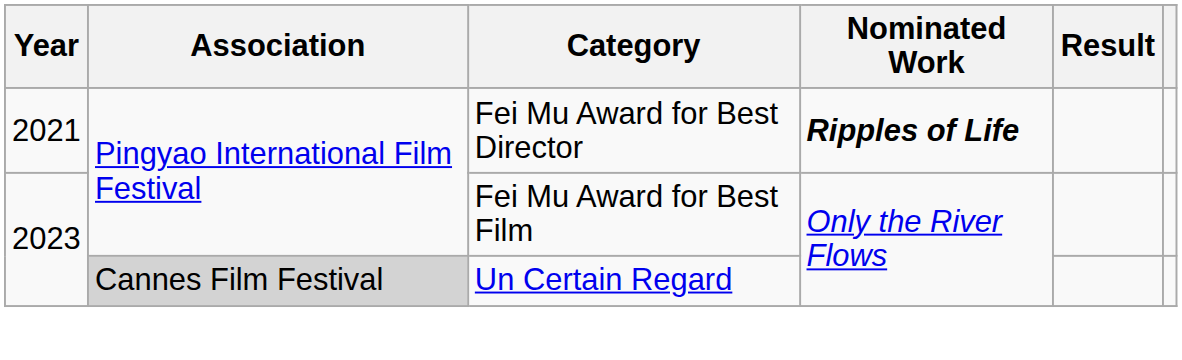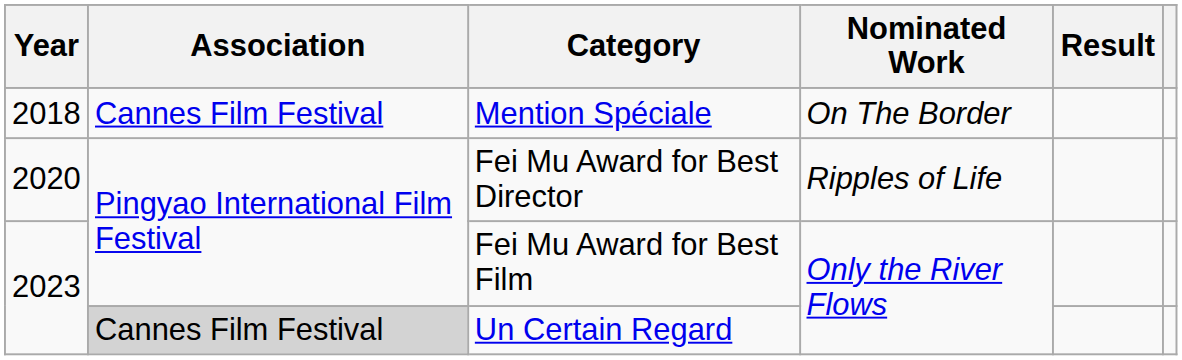+ row: (593, 112)
(46, 130) 2021 -> (46, 179) 2020
(913, 130) bold -> (904, 179) normal
